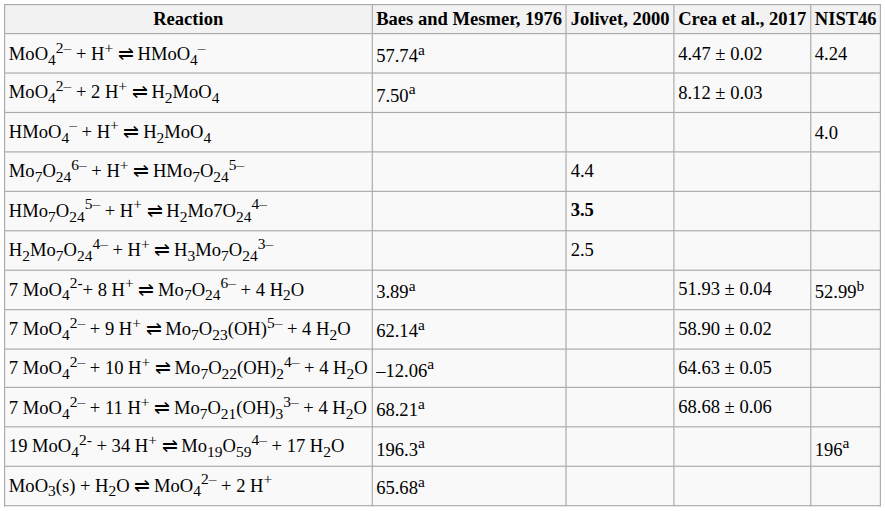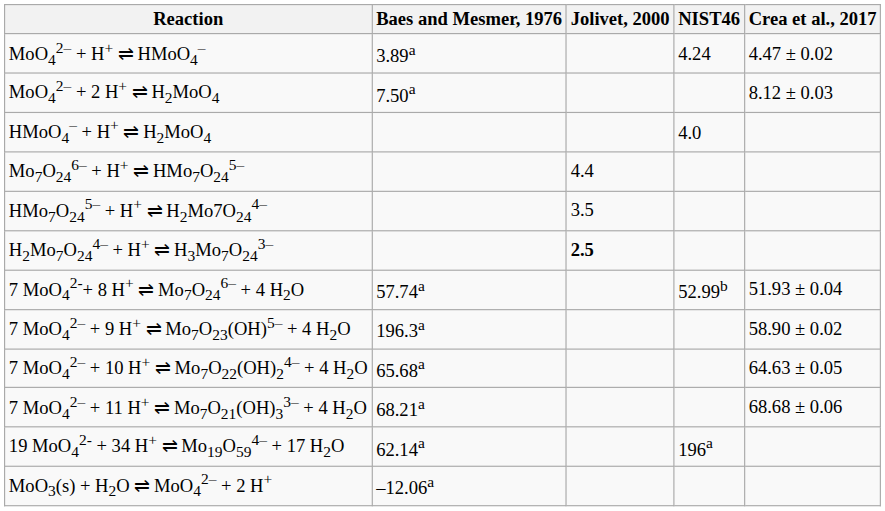columns swapped: (846, 19) <-> (742, 19)
(400, 53) 57.74a -> (396, 53) 3.89a
(582, 210) bold -> (582, 210) normal
(582, 250) normal -> (582, 250) bold
(396, 289) 3.89a -> (400, 289) 57.74a
(400, 328) 62.14a -> (400, 328) 196.3a
(405, 368) –12.06a -> (400, 368) 65.68a
(400, 446) 196.3a -> (400, 446) 62.14a
(400, 486) 65.68a -> (405, 486) –12.06a
